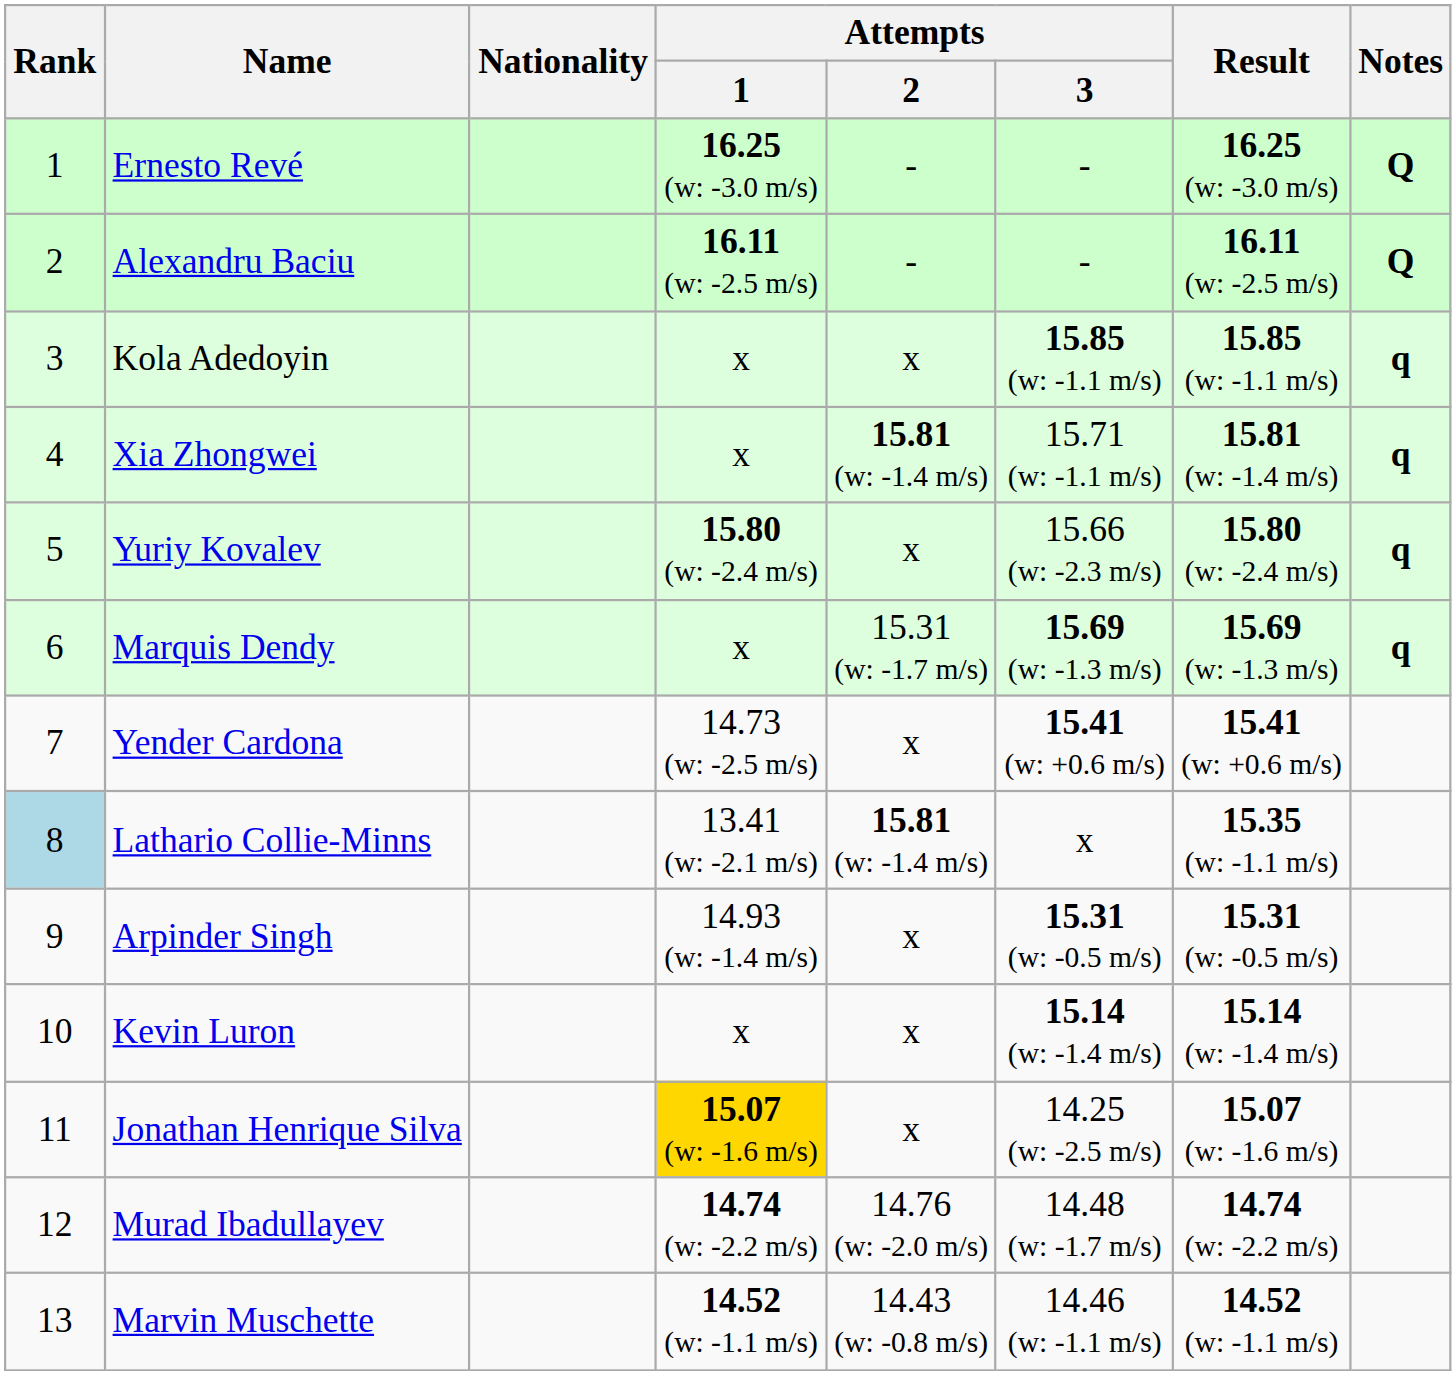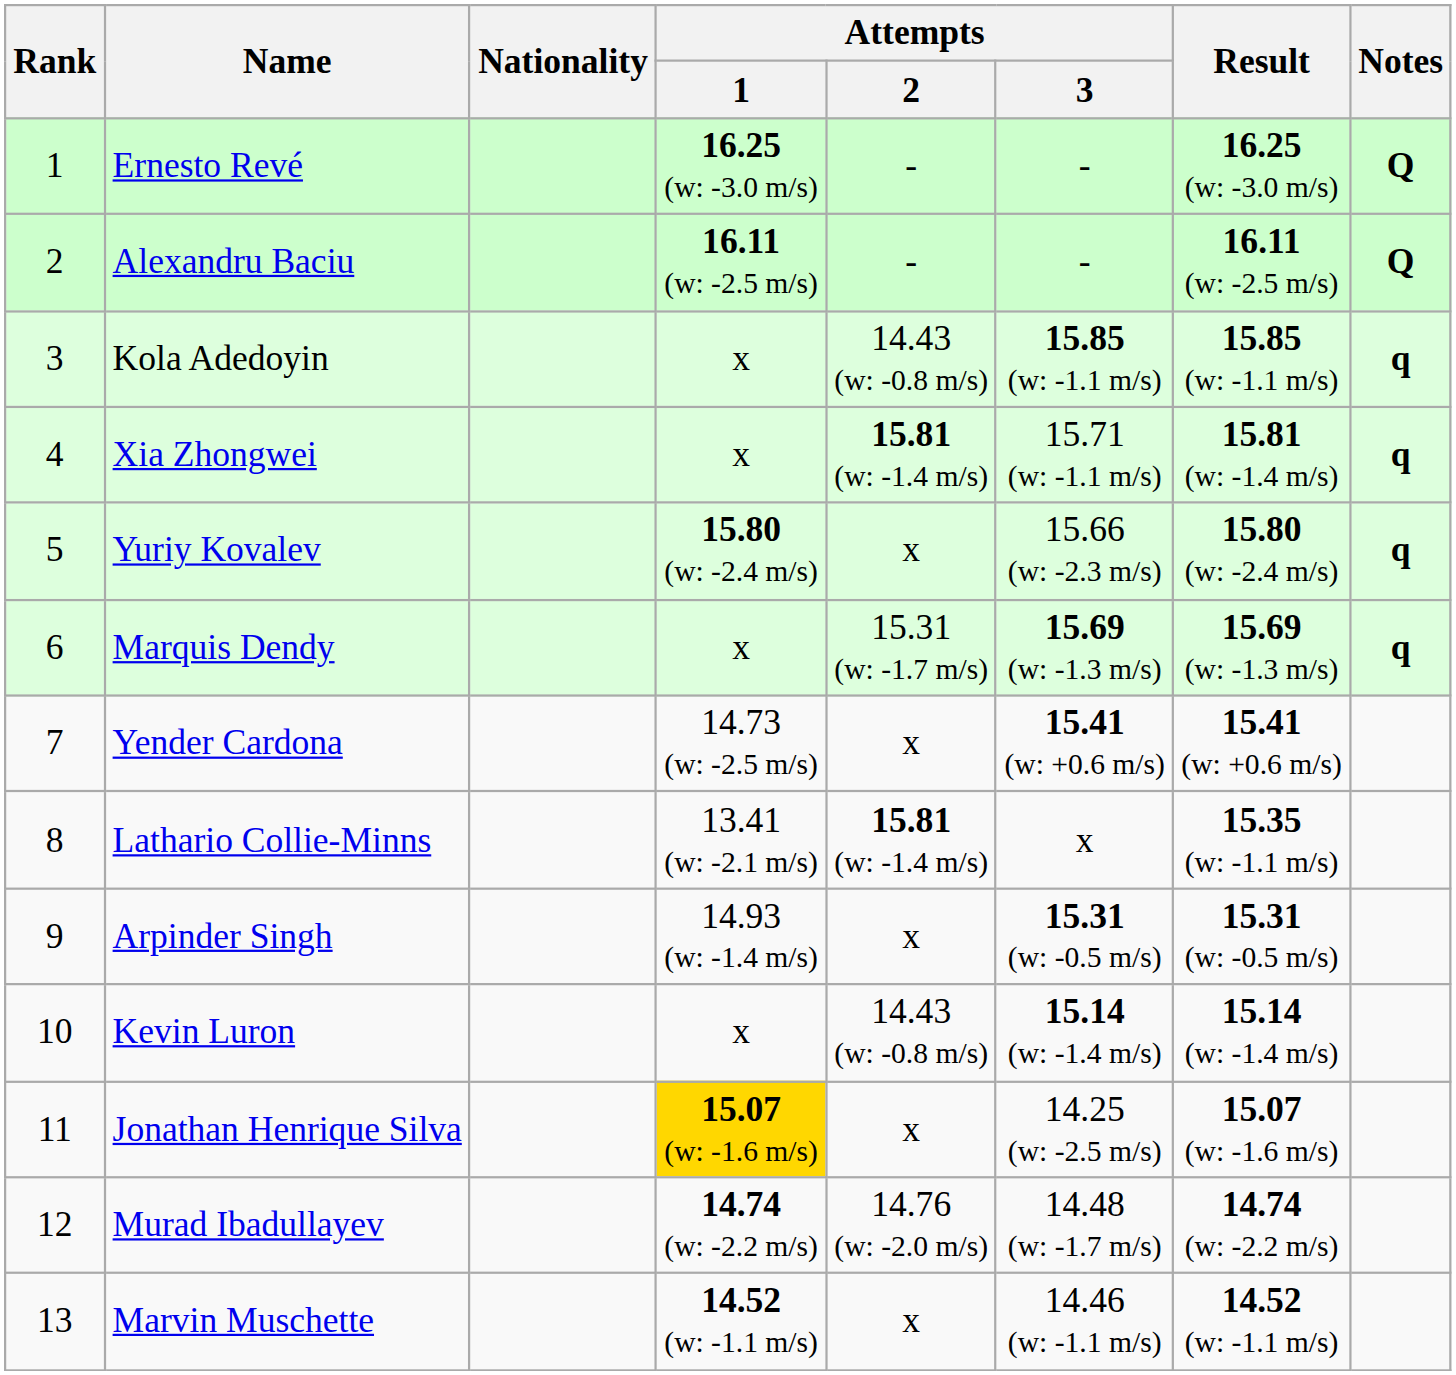(911, 357) x -> (911, 357) 14.43 (w: -0.8 m/s)
(55, 839) lightblue background -> (55, 839) no background
(911, 1031) x -> (911, 1031) 14.43 (w: -0.8 m/s)
(911, 1320) 14.43 (w: -0.8 m/s) -> (911, 1320) x
